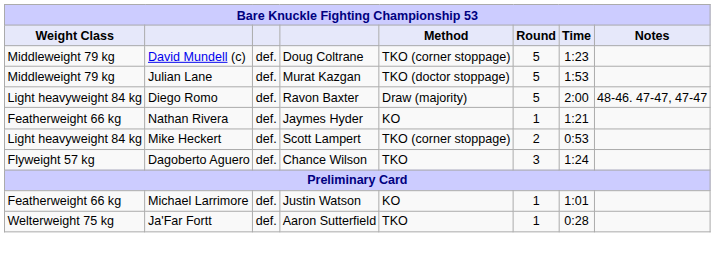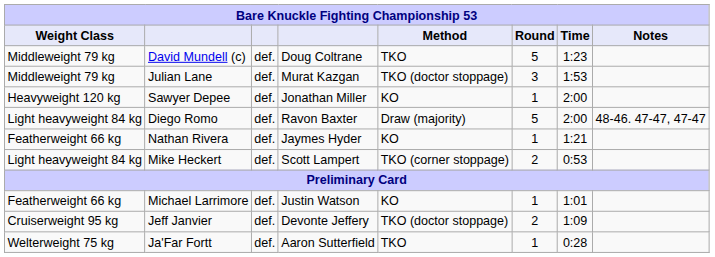(446, 56) TKO (corner stoppage) -> (394, 56) TKO
(536, 77) 5 -> (535, 77) 3
+ row: (189, 97)
- row: (199, 159)
+ row: (180, 221)
